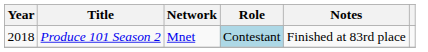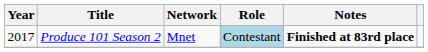(21, 36) 2018 -> (21, 36) 2017
(346, 36) normal -> (350, 36) bold
